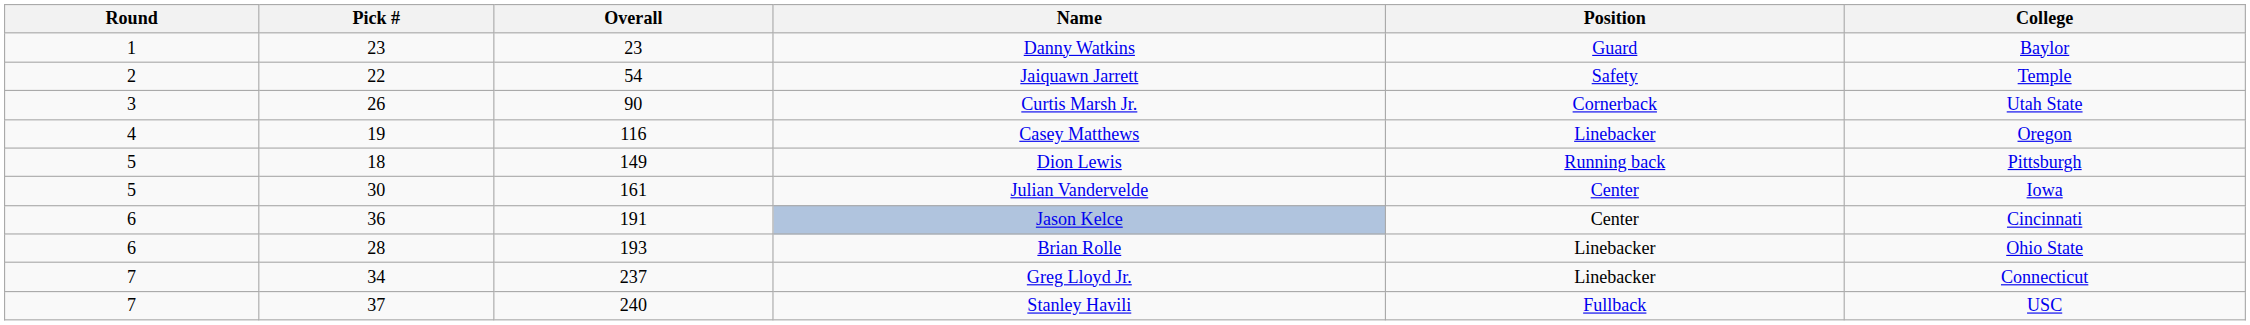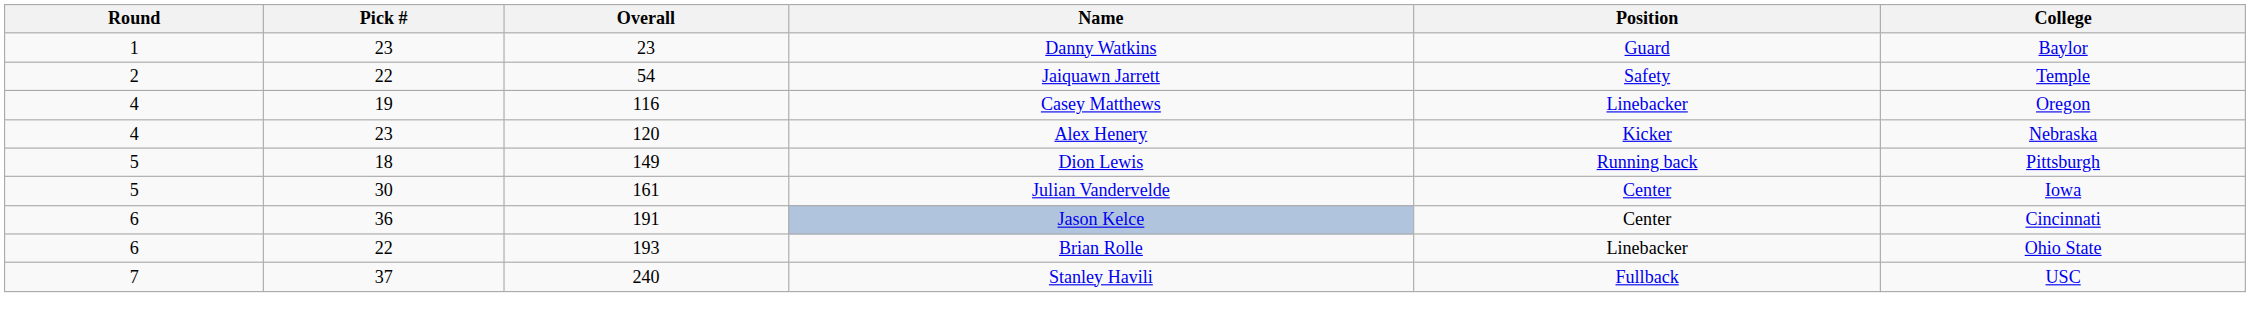- row: (1079, 104)
+ row: (1101, 133)
(376, 248) 28 -> (384, 248) 22
- row: (1079, 276)
